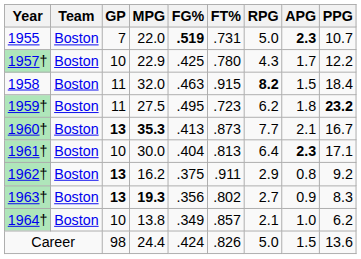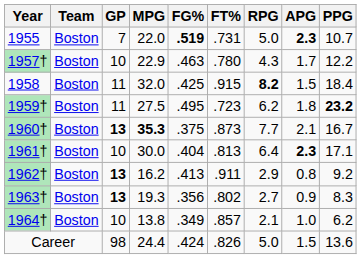(190, 61) .425 -> (190, 61) .463
(190, 84) .463 -> (190, 84) .425
(190, 129) .413 -> (190, 129) .375
(190, 174) .375 -> (190, 174) .413
(151, 197) bold -> (151, 197) normal
